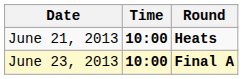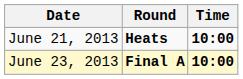columns swapped: (146, 16) <-> (204, 16)
